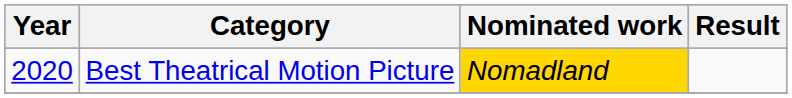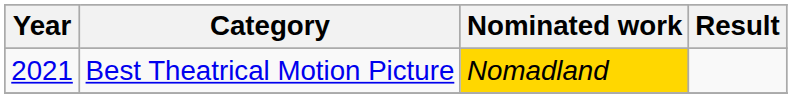(42, 70) 2020 -> (42, 70) 2021
